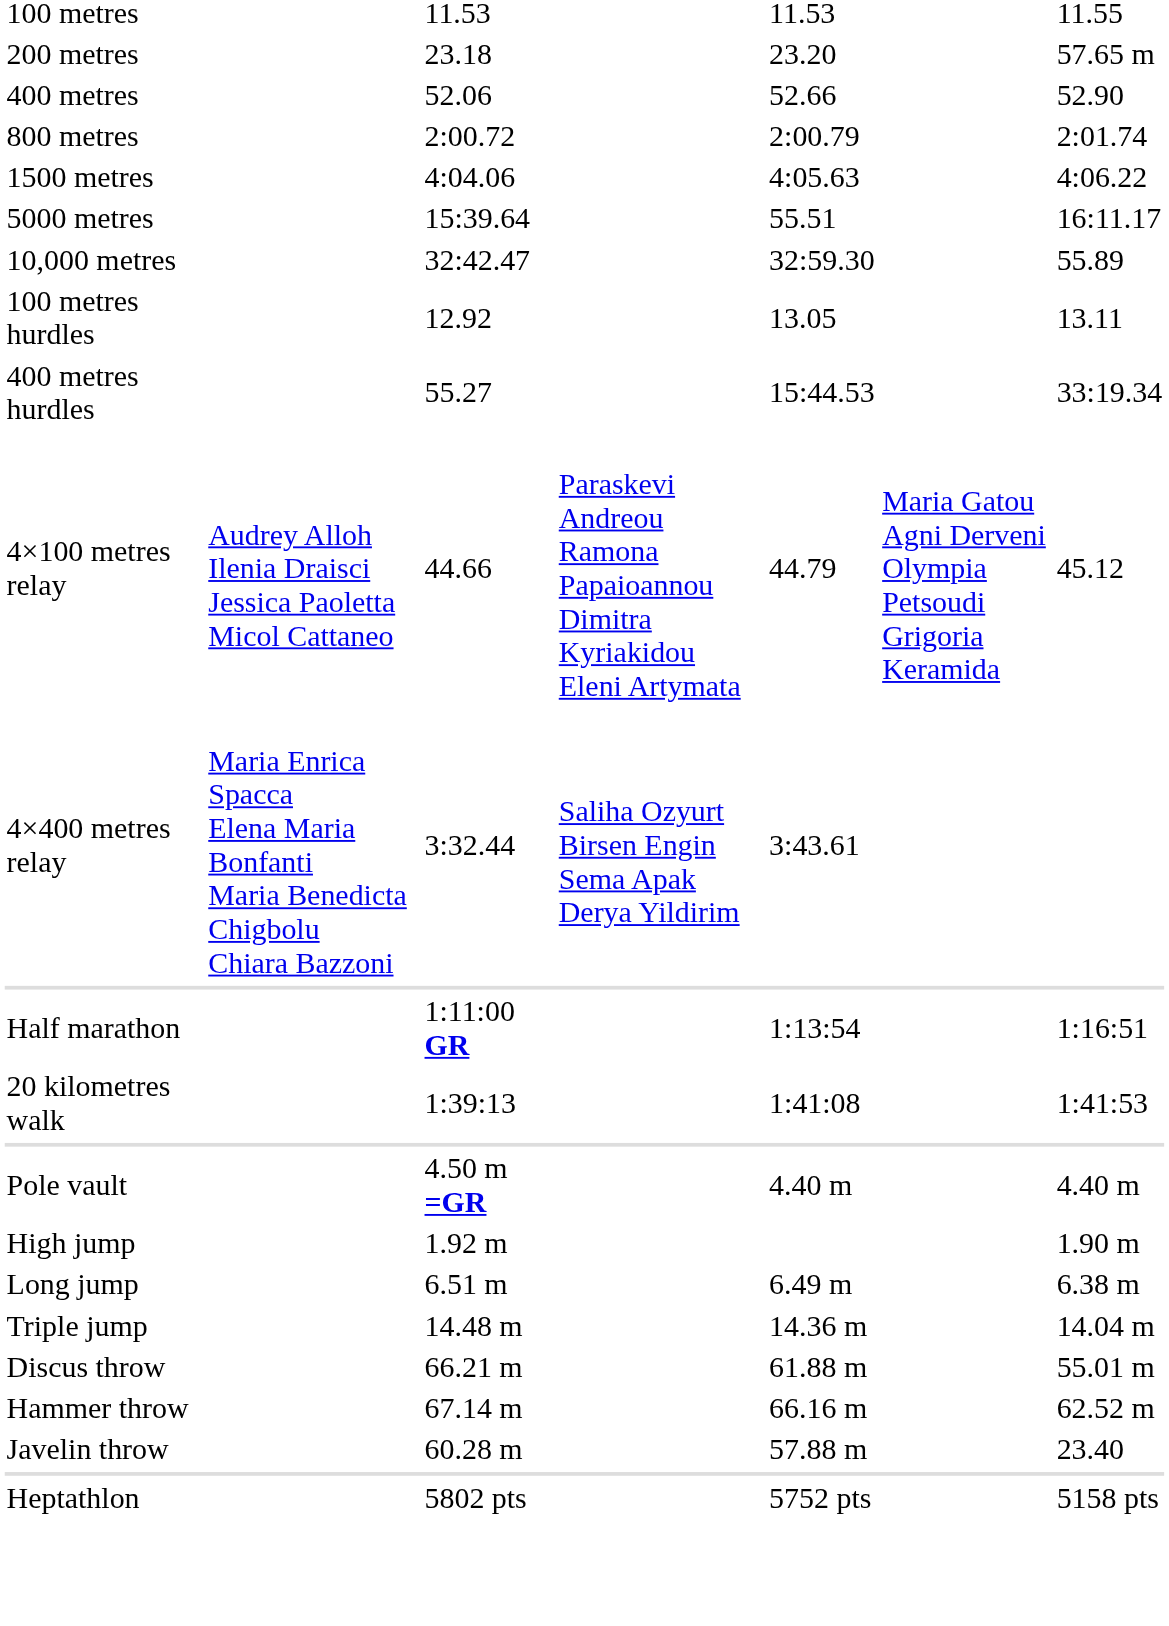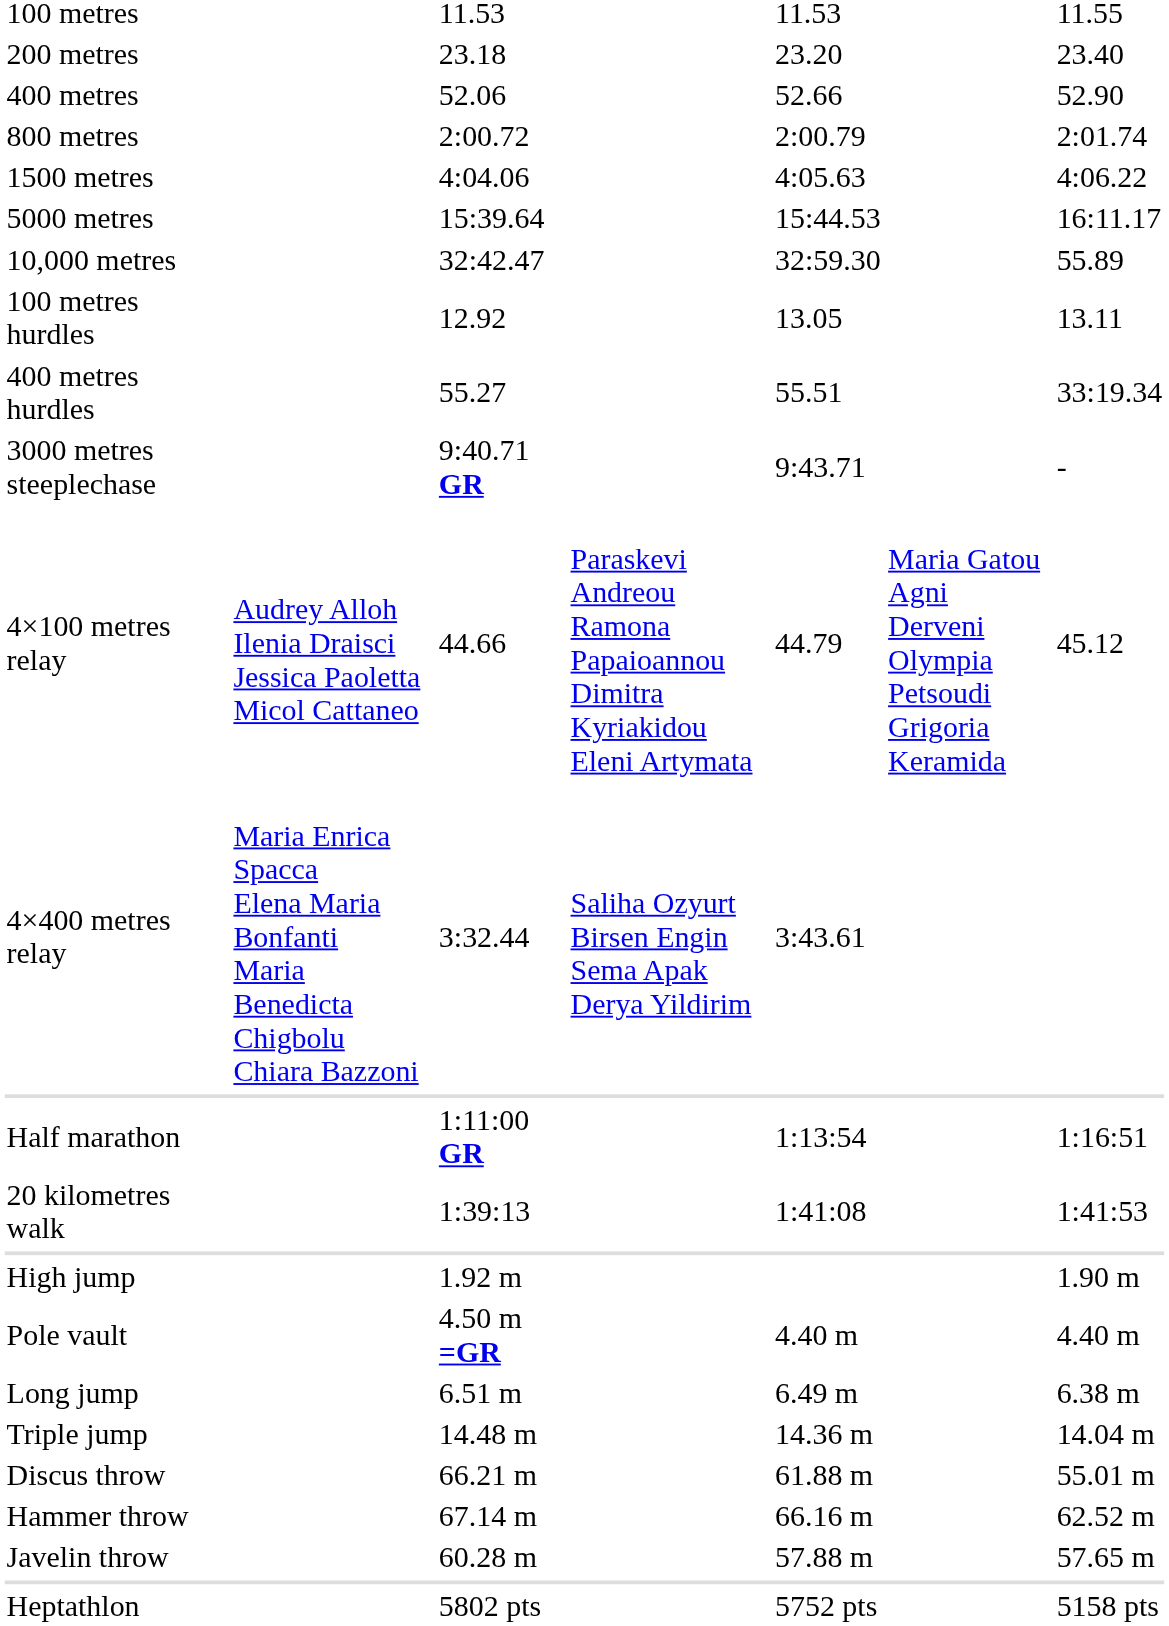(1106, 54) 57.65 m -> (1090, 54) 23.40
(803, 218) 55.51 -> (828, 218) 15:44.53
(822, 392) 15:44.53 -> (809, 392) 55.51
+ row: (81, 467)
rows swapped: (71, 1243) <-> (67, 1185)
(1090, 1449) 23.40 -> (1106, 1557) 57.65 m
